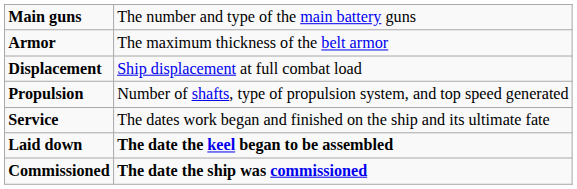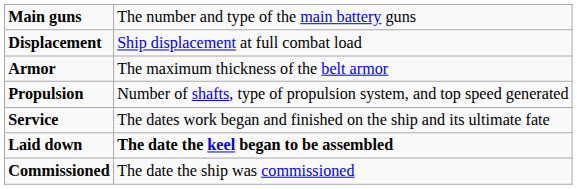rows swapped: (32, 42) <-> (55, 68)
(242, 171) bold -> (236, 171) normal
